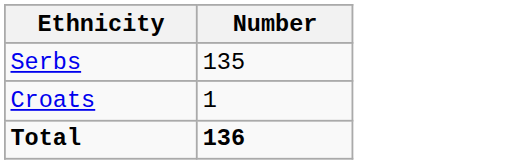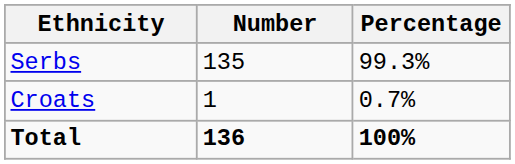+ column: (431, 24)
